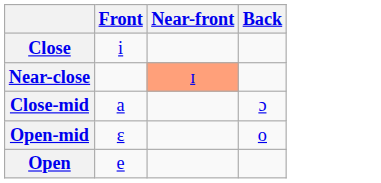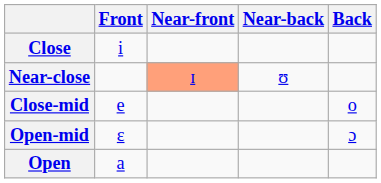+ column: (283, 18)
(121, 105) a -> (121, 105) e
(262, 105) ɔ -> (352, 105) o
(262, 134) o -> (352, 134) ɔ
(121, 163) e -> (121, 163) a
